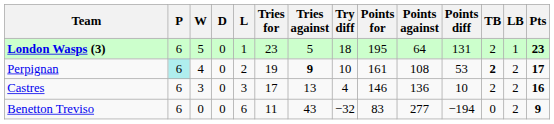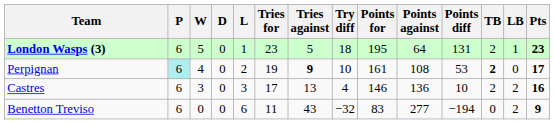(515, 68) 2 -> (515, 68) 0
